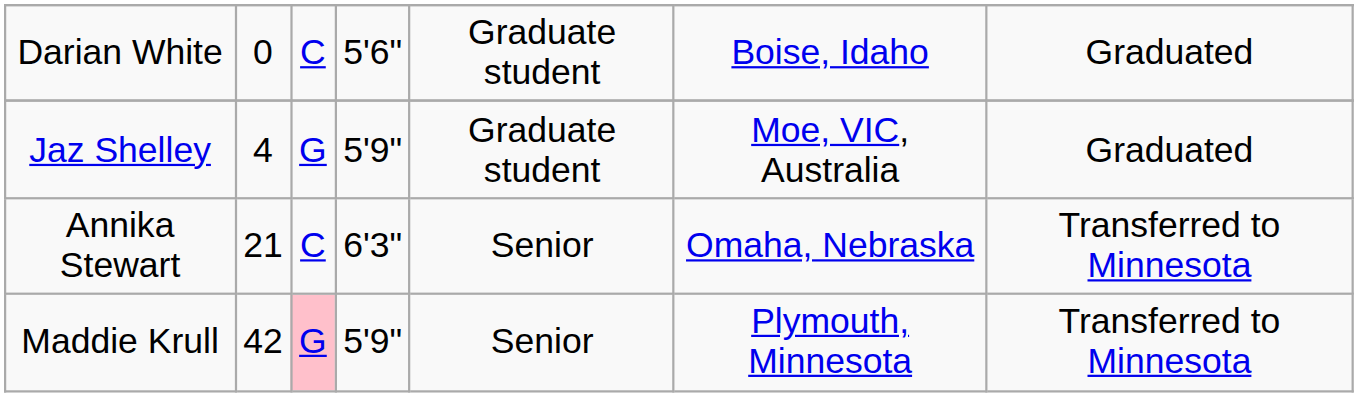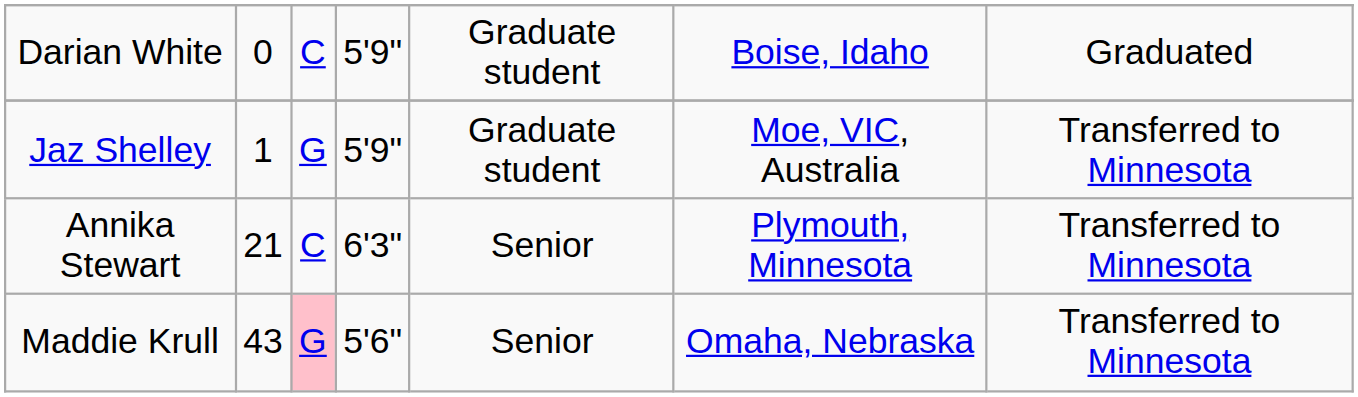(373, 52) 5'6" -> (373, 52) 5'9"
(263, 148) 4 -> (263, 148) 1
(1169, 148) Graduated -> (1169, 148) Transferred to Minnesota
(830, 245) Omaha, Nebraska -> (830, 245) Plymouth, Minnesota
(263, 341) 42 -> (263, 341) 43
(373, 341) 5'9" -> (373, 341) 5'6"
(830, 341) Plymouth, Minnesota -> (830, 341) Omaha, Nebraska
